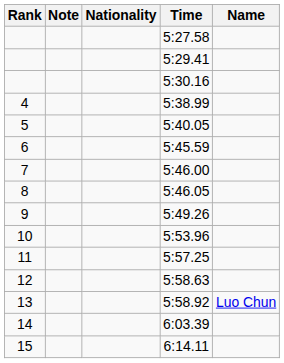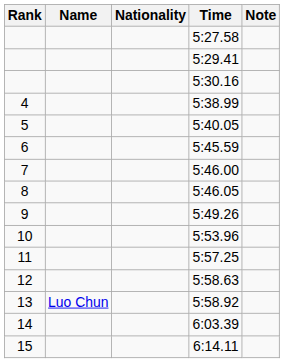columns swapped: (246, 15) <-> (64, 15)
